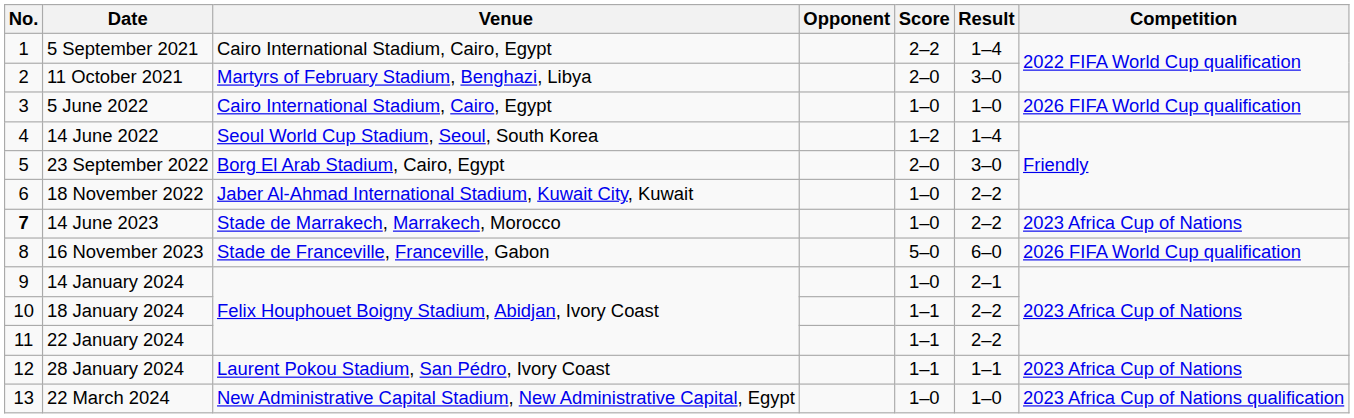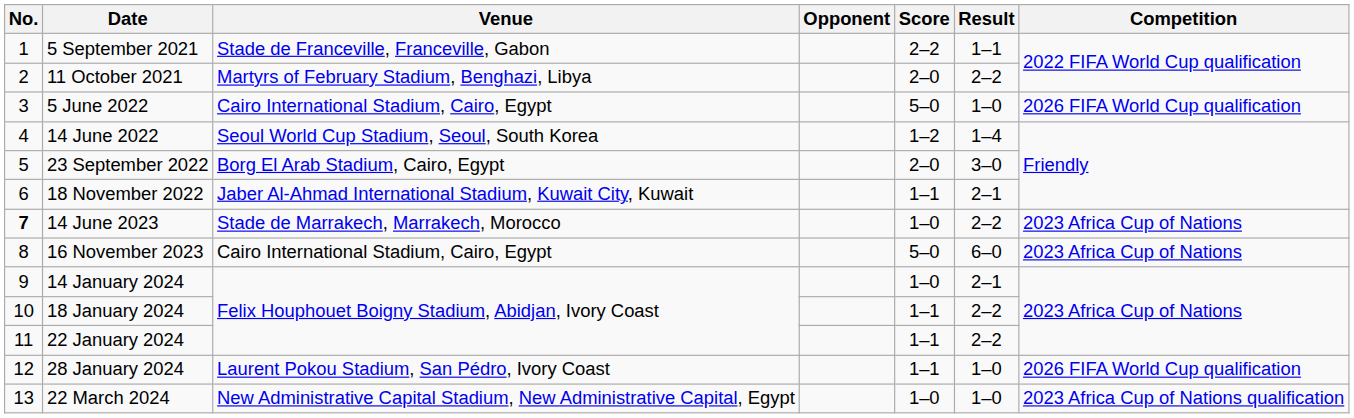(384, 48) Cairo International Stadium, Cairo, Egypt -> (383, 48) Stade de Franceville, Franceville, Gabon
(986, 48) 1–4 -> (986, 48) 1–1
(986, 77) 3–0 -> (986, 77) 2–2
(924, 106) 1–0 -> (924, 106) 5–0
(924, 194) 1–0 -> (924, 194) 1–1
(986, 194) 2–2 -> (986, 194) 2–1
(383, 252) Stade de Franceville, Franceville, Gabon -> (384, 252) Cairo International Stadium, Cairo, Egypt
(1162, 252) 2026 FIFA World Cup qualification -> (1132, 252) 2023 Africa Cup of Nations
(986, 369) 1–1 -> (986, 369) 1–0
(1132, 369) 2023 Africa Cup of Nations -> (1162, 369) 2026 FIFA World Cup qualification
